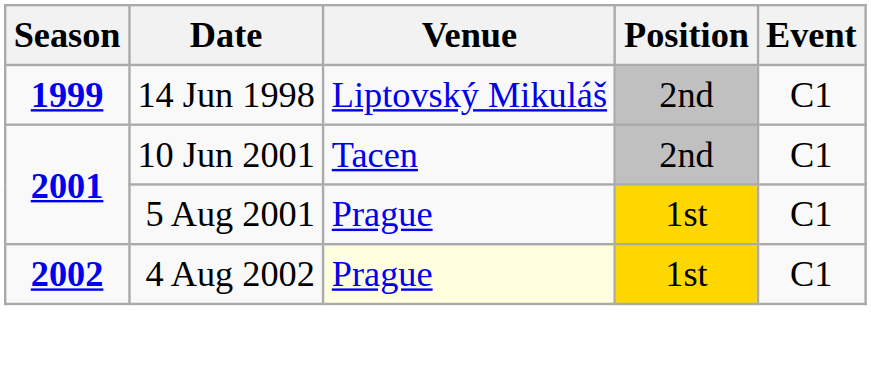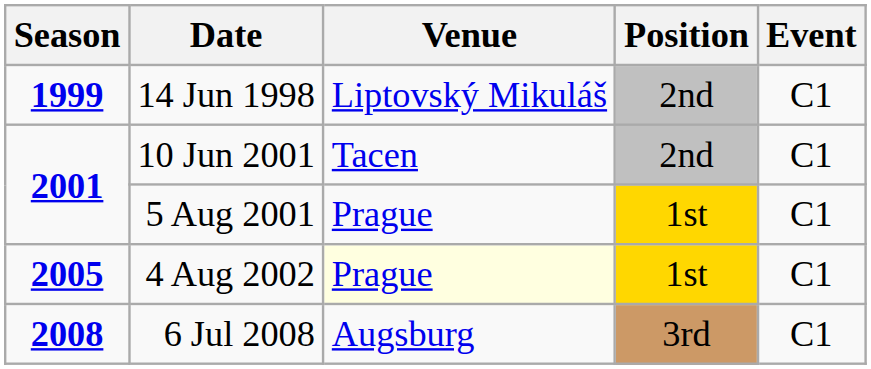(67, 274) 2002 -> (67, 274) 2005
+ row: (239, 334)
